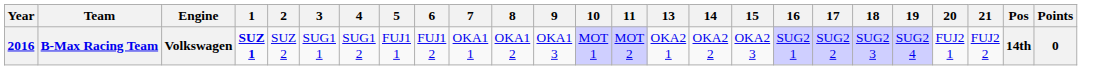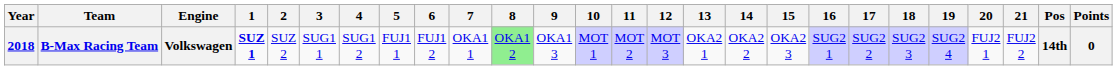+ column: (665, 15)
(21, 45) 2016 -> (21, 45) 2018
(512, 45) no background -> (512, 45) lightgreen background
